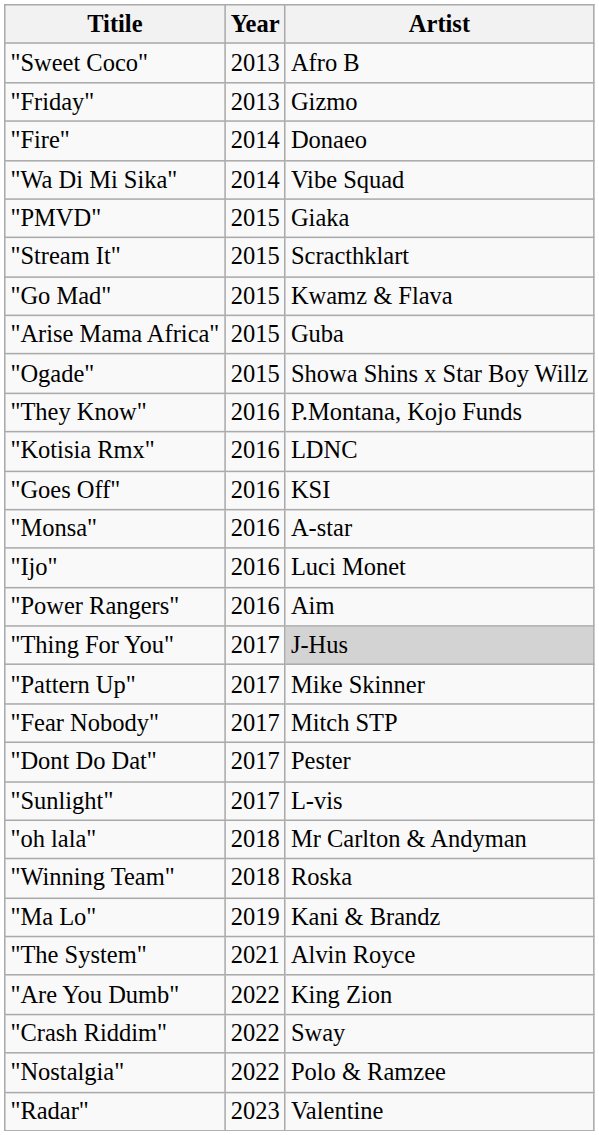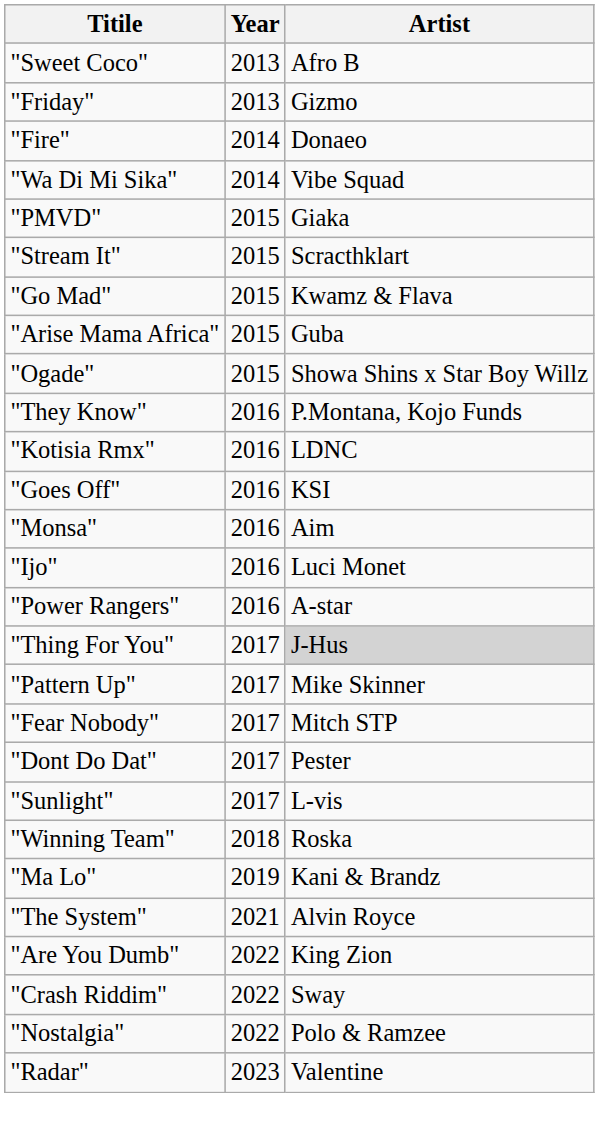(321, 528) A-star -> (313, 528) Aim
(313, 606) Aim -> (321, 606) A-star
- row: (53, 839)
